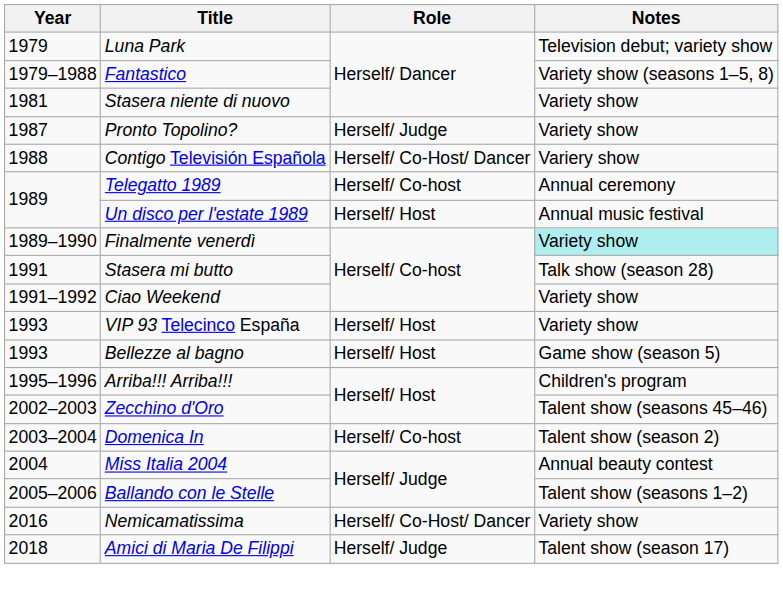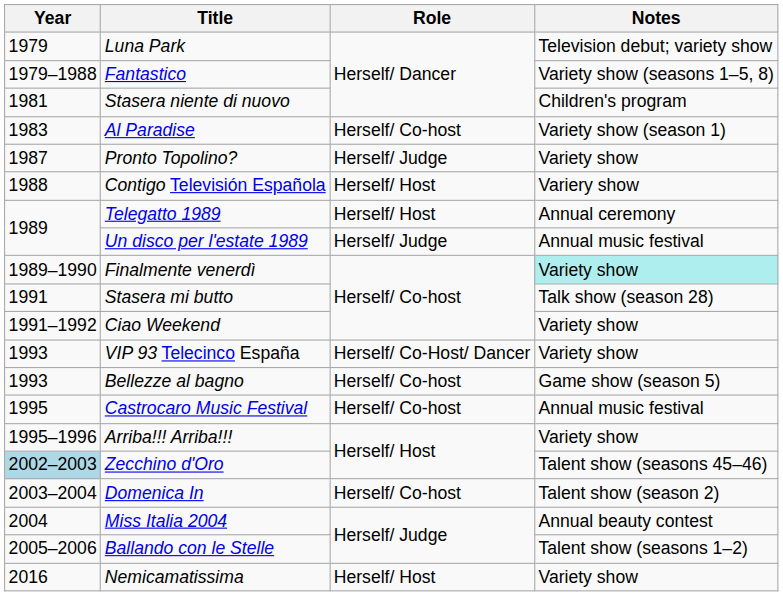(588, 102) Variety show -> (613, 102) Children's program
+ row: (150, 130)
(432, 158) Herself/ Co-Host/ Dancer -> (385, 185) Herself/ Host
(397, 185) Herself/ Co-host -> (385, 213) Herself/ Host
(385, 213) Herself/ Host -> (390, 241) Herself/ Judge
(385, 325) Herself/ Host -> (432, 353) Herself/ Co-Host/ Dancer
(385, 353) Herself/ Host -> (397, 381) Herself/ Co-host
+ row: (206, 409)
(613, 381) Children's program -> (588, 437) Variety show
(53, 409) no background -> (53, 465) lightblue background
(432, 520) Herself/ Co-Host/ Dancer -> (385, 576) Herself/ Host
- row: (199, 548)
